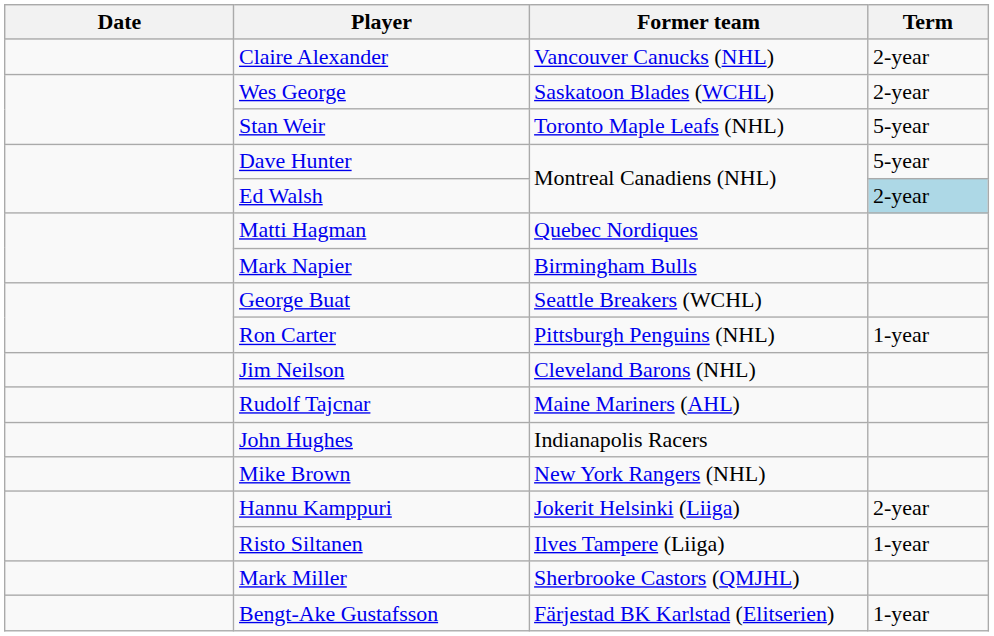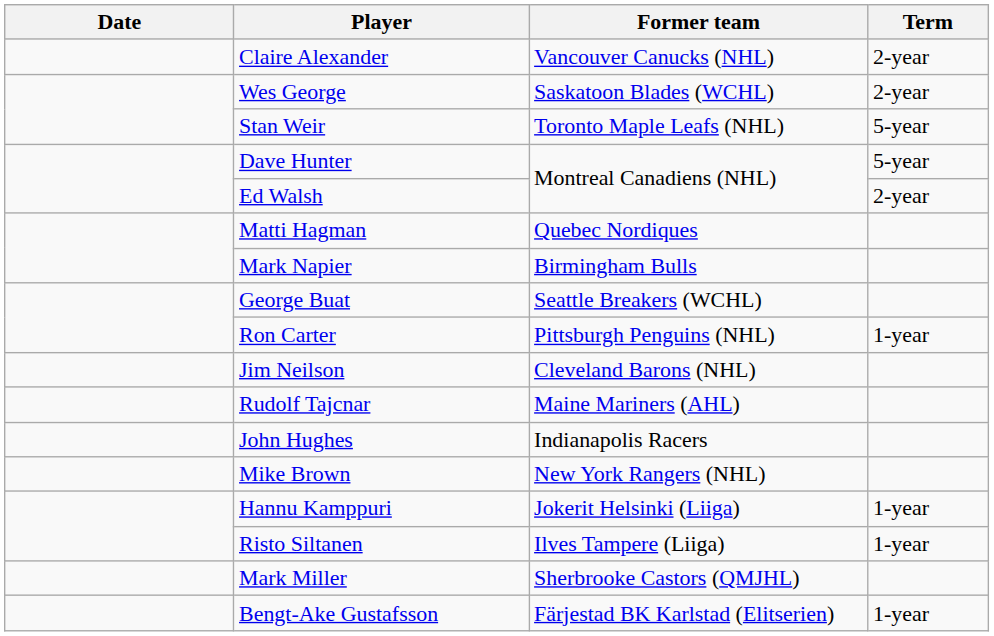(901, 195) lightblue background -> (901, 195) no background
(901, 508) 2-year -> (901, 508) 1-year
